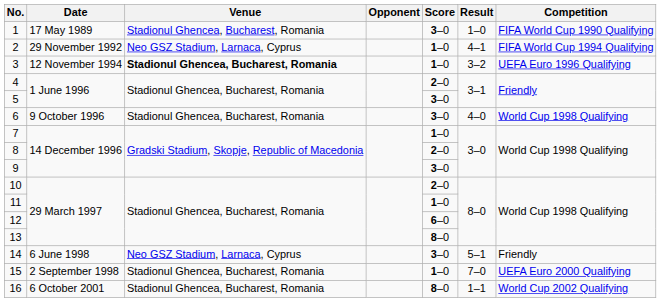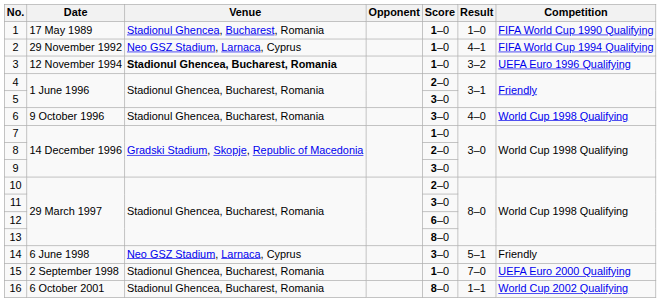(440, 30) 3–0 -> (440, 30) 1–0
(440, 202) 1–0 -> (440, 202) 3–0
